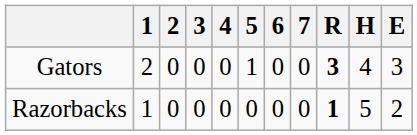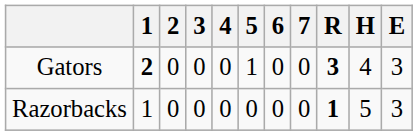(147, 67) normal -> (147, 67) bold
(397, 109) 2 -> (397, 109) 3
